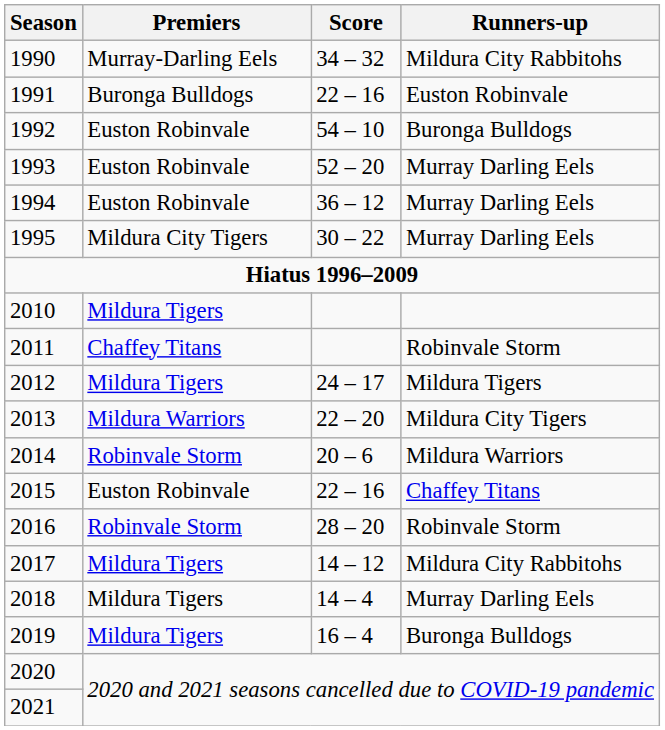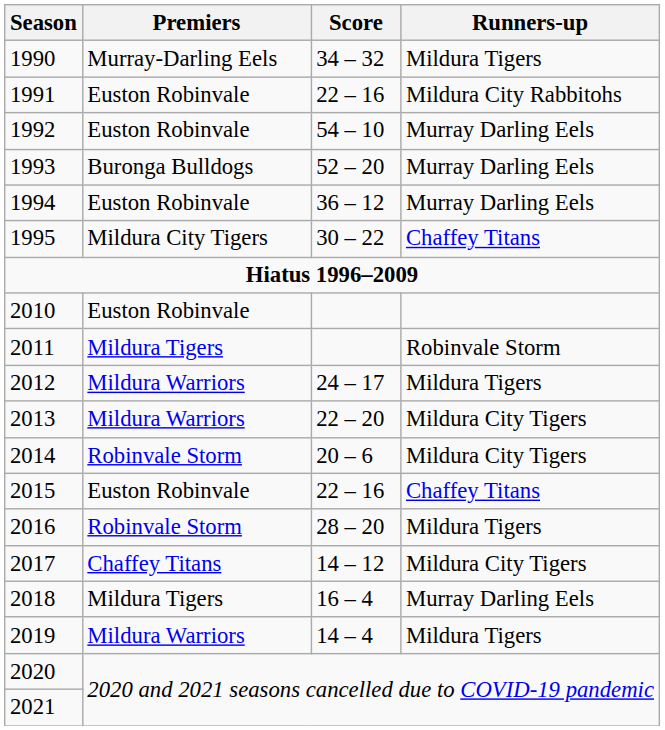(514, 58) Mildura City Rabbitohs -> (474, 58) Mildura Tigers
(170, 94) Buronga Bulldogs -> (168, 94) Euston Robinvale
(487, 94) Euston Robinvale -> (514, 94) Mildura City Rabbitohs
(489, 130) Buronga Bulldogs -> (500, 130) Murray Darling Eels
(168, 166) Euston Robinvale -> (170, 166) Buronga Bulldogs
(500, 238) Murray Darling Eels -> (473, 238) Chaffey Titans
(155, 310) Mildura Tigers -> (168, 310) Euston Robinvale
(154, 346) Chaffey Titans -> (155, 346) Mildura Tigers
(155, 382) Mildura Tigers -> (166, 382) Mildura Warriors
(485, 454) Mildura Warriors -> (496, 454) Mildura City Tigers
(483, 526) Robinvale Storm -> (474, 526) Mildura Tigers
(155, 563) Mildura Tigers -> (154, 563) Chaffey Titans
(514, 563) Mildura City Rabbitohs -> (496, 563) Mildura City Tigers
(345, 599) 14 – 4 -> (345, 599) 16 – 4
(155, 635) Mildura Tigers -> (166, 635) Mildura Warriors
(345, 635) 16 – 4 -> (345, 635) 14 – 4
(489, 635) Buronga Bulldogs -> (474, 635) Mildura Tigers
